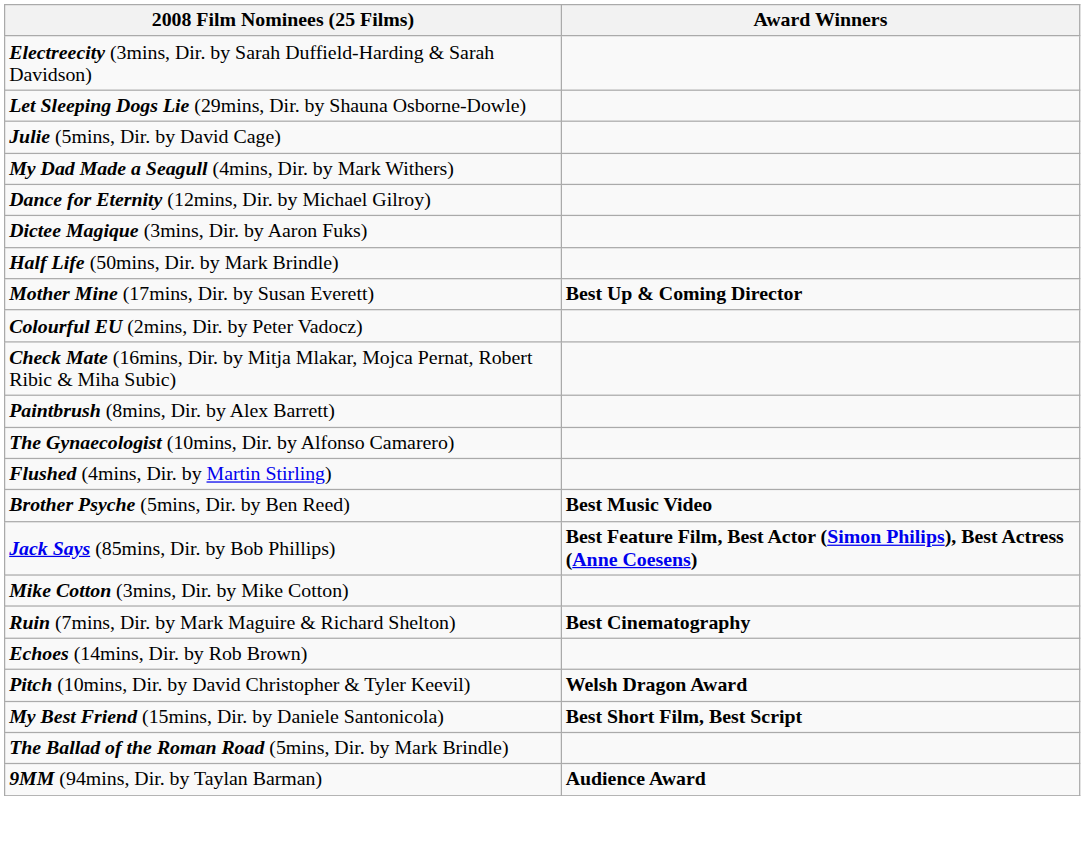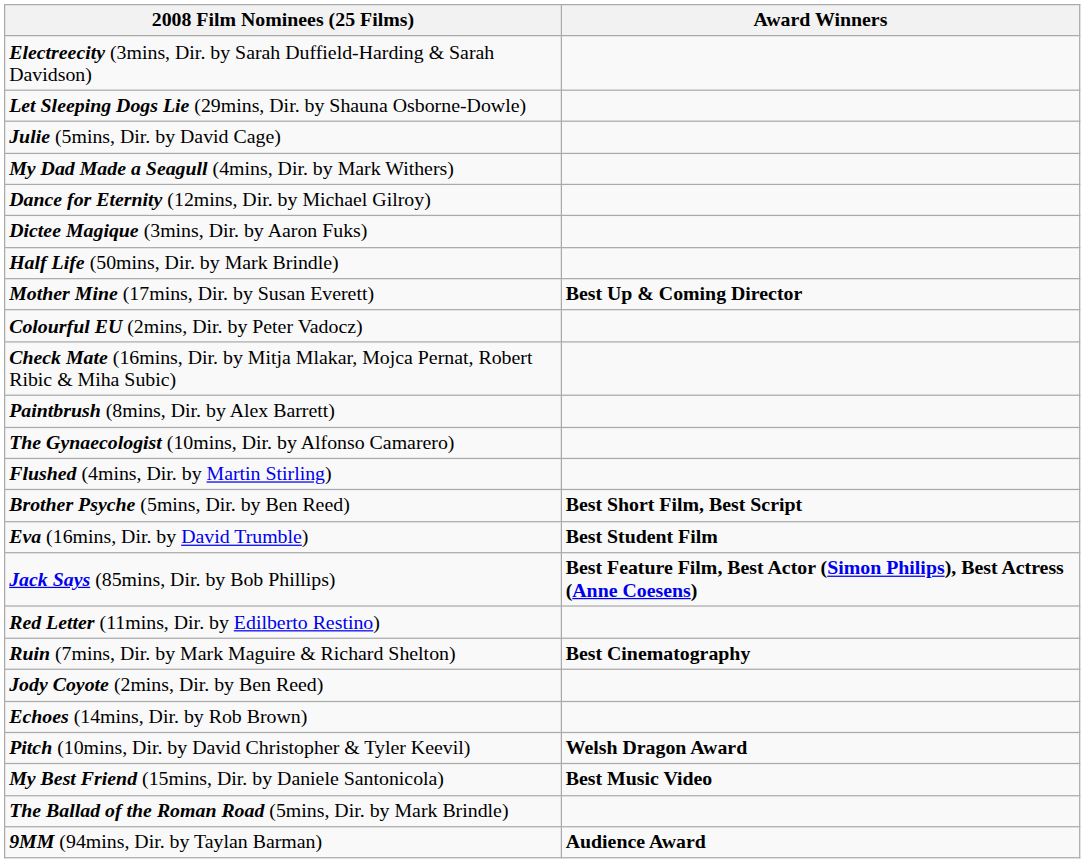(639, 505) Best Music Video -> (684, 505) Best Short Film, Best Script
+ row: (159, 536)
- row: (179, 590)
+ row: (195, 622)
+ row: (166, 685)
(684, 716) Best Short Film, Best Script -> (639, 779) Best Music Video
